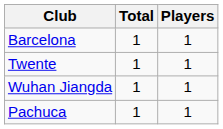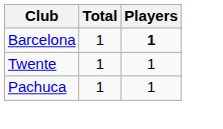(188, 40) normal -> (151, 40) bold
- row: (60, 87)
